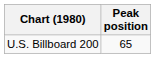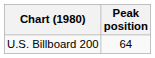(126, 44) 65 -> (126, 44) 64
